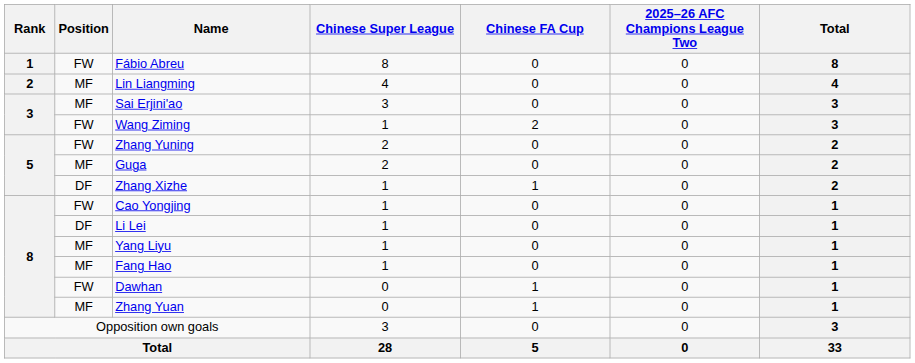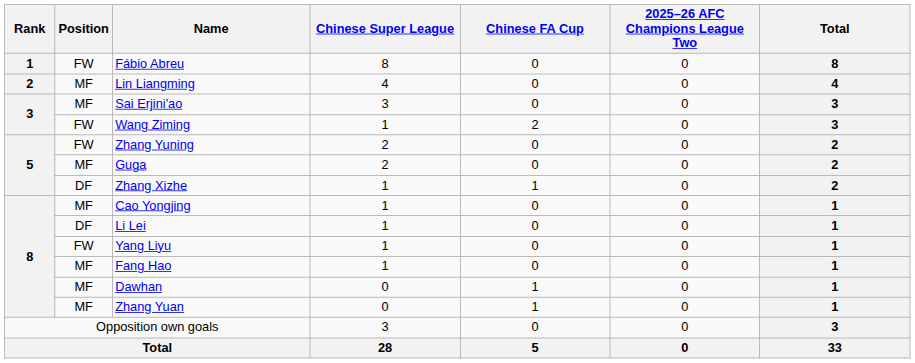(84, 205) FW -> (84, 205) MF
(84, 246) MF -> (84, 246) FW
(84, 287) FW -> (84, 287) MF
